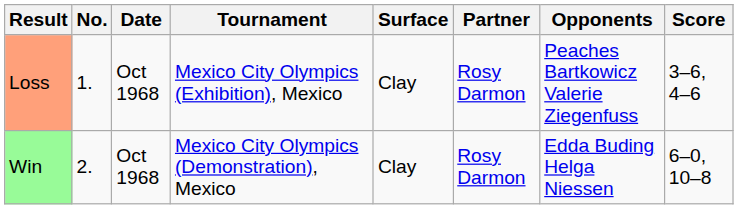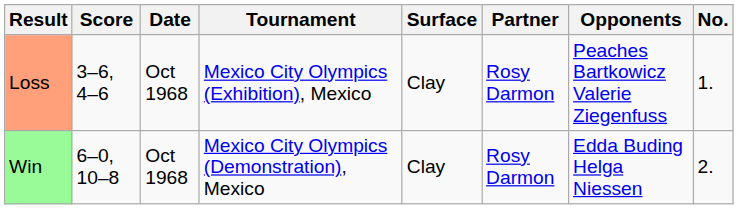columns swapped: (92, 19) <-> (699, 19)
